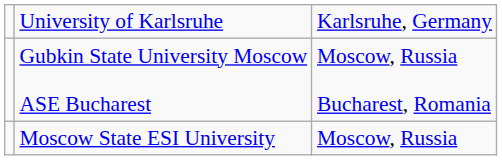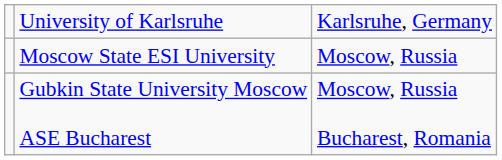rows swapped: (147, 137) <-> (163, 79)
